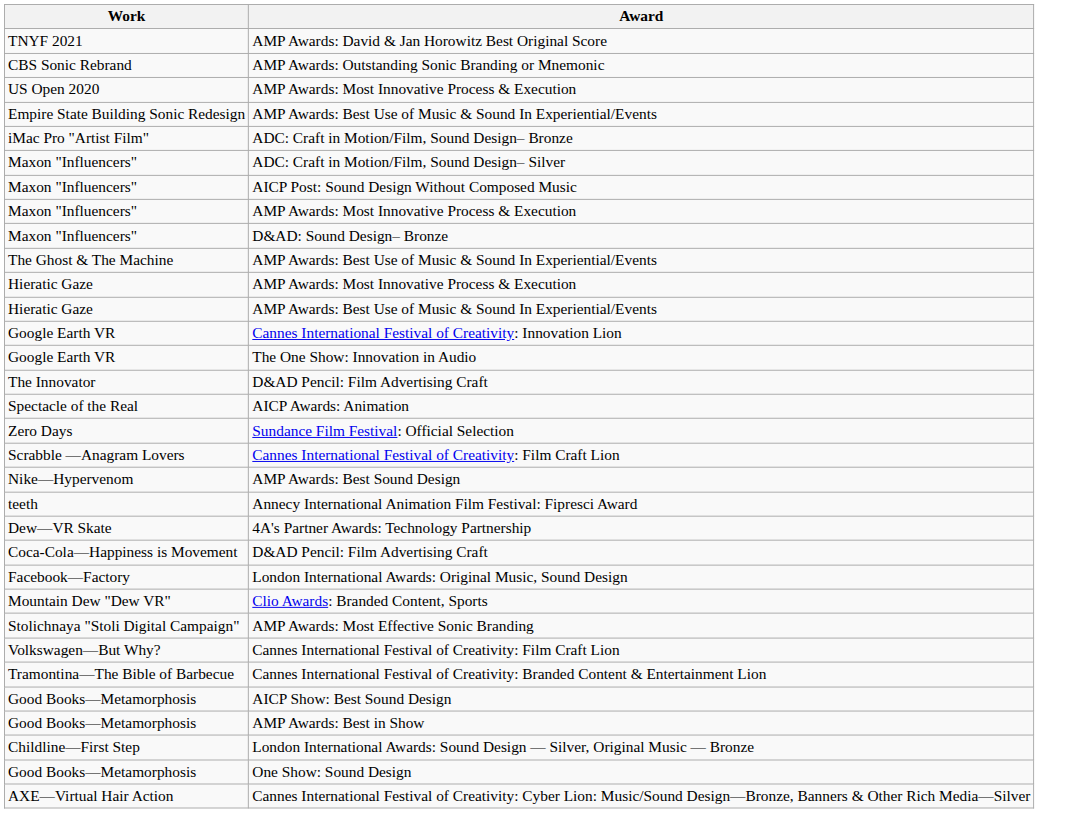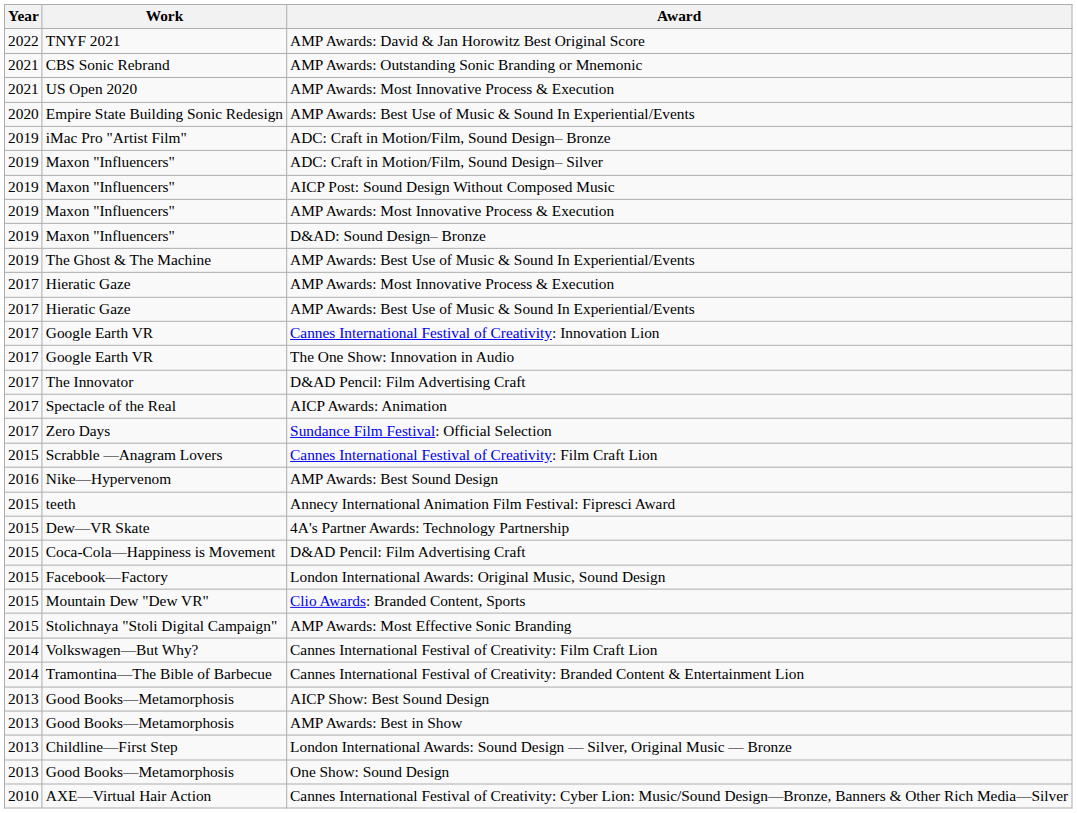+ column: (23, 16)
